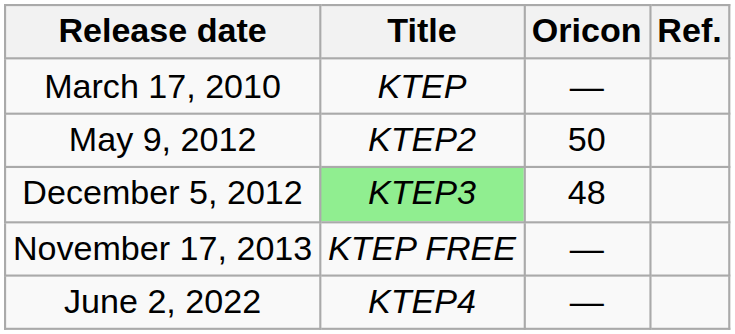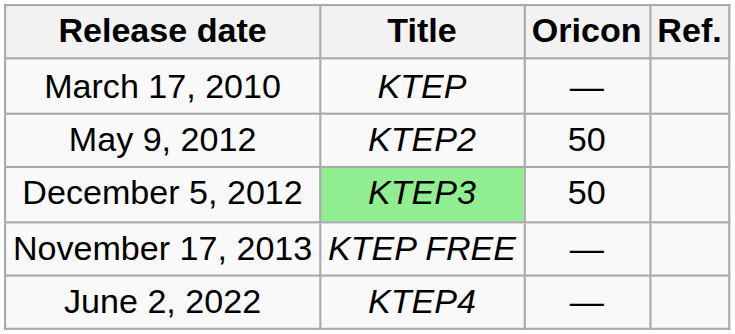(587, 193) 48 -> (587, 193) 50
